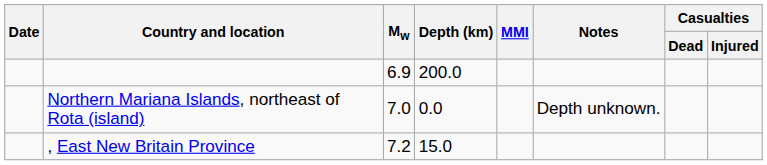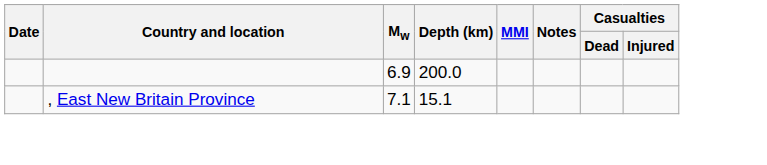- row: (193, 109)
(399, 145) 7.2 -> (399, 99) 7.1
(435, 145) 15.0 -> (435, 99) 15.1
